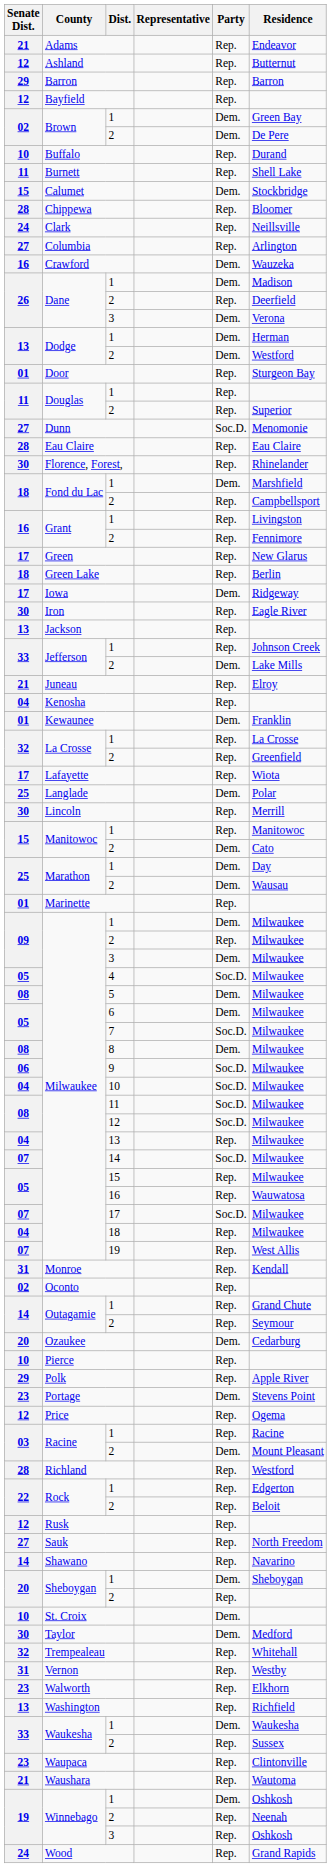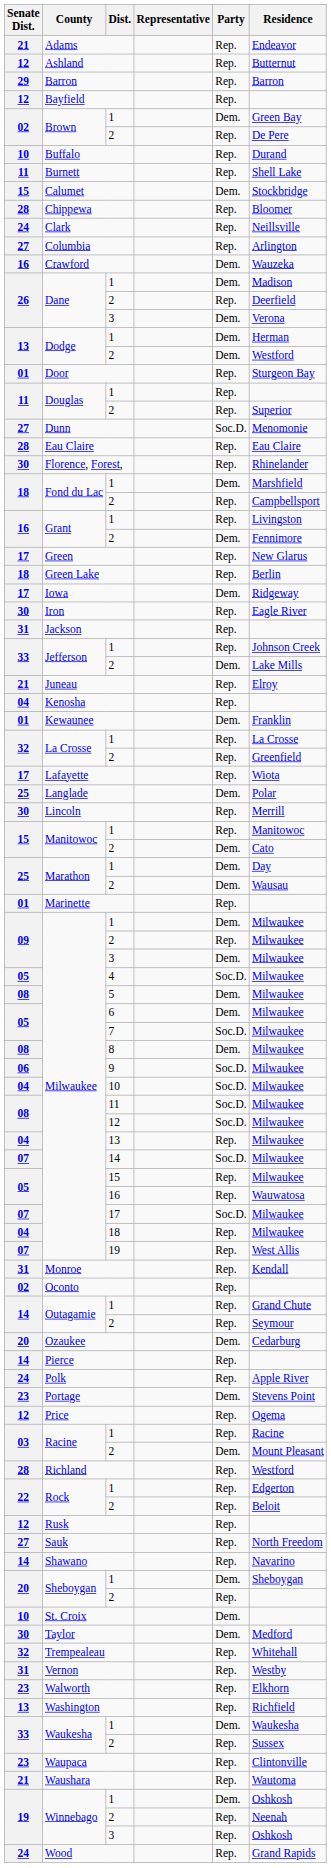(228, 136) Dem. -> (226, 136) Rep.
(226, 538) Rep. -> (228, 538) Dem.
(23, 629) 13 -> (23, 629) 31
(23, 1360) 10 -> (23, 1360) 14
(23, 1378) 29 -> (23, 1378) 24
